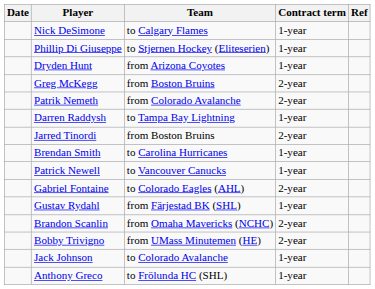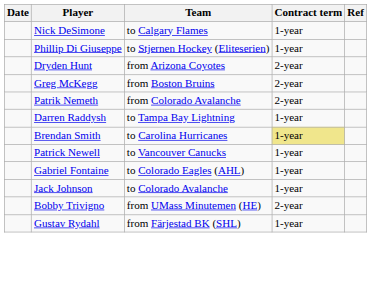(292, 65) 1-year -> (289, 65) 2-year
- row: (65, 135)
(292, 153) no background -> (289, 135) khaki background
(292, 188) 2-year -> (289, 170) 1-year
rows swapped: (63, 258) <-> (67, 205)
- row: (71, 223)
- row: (68, 275)
